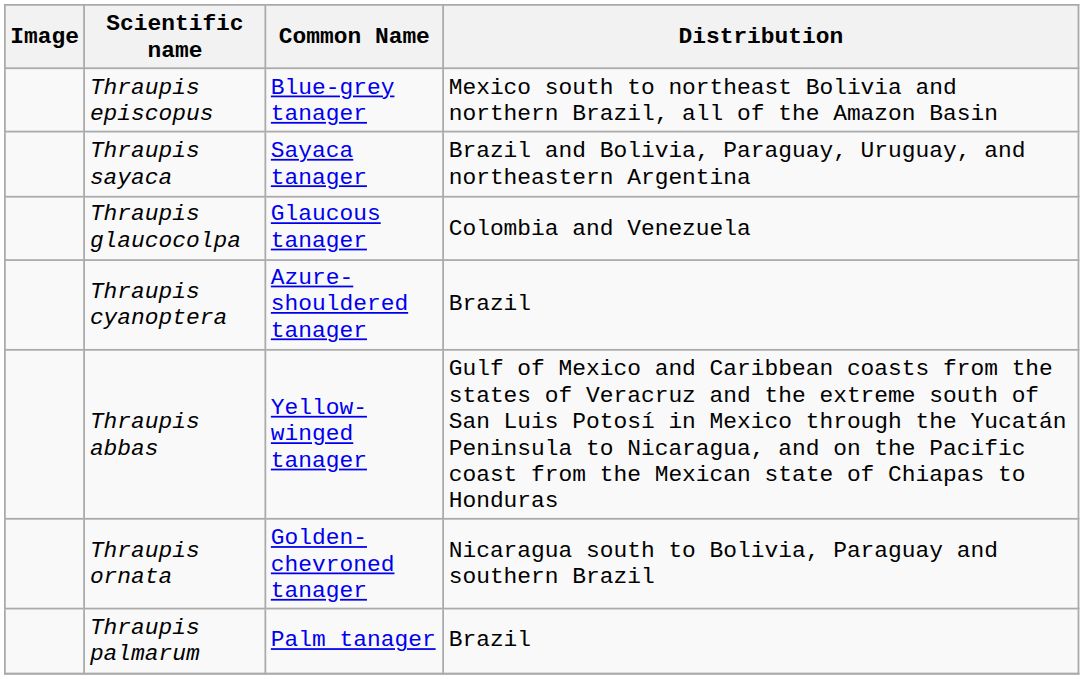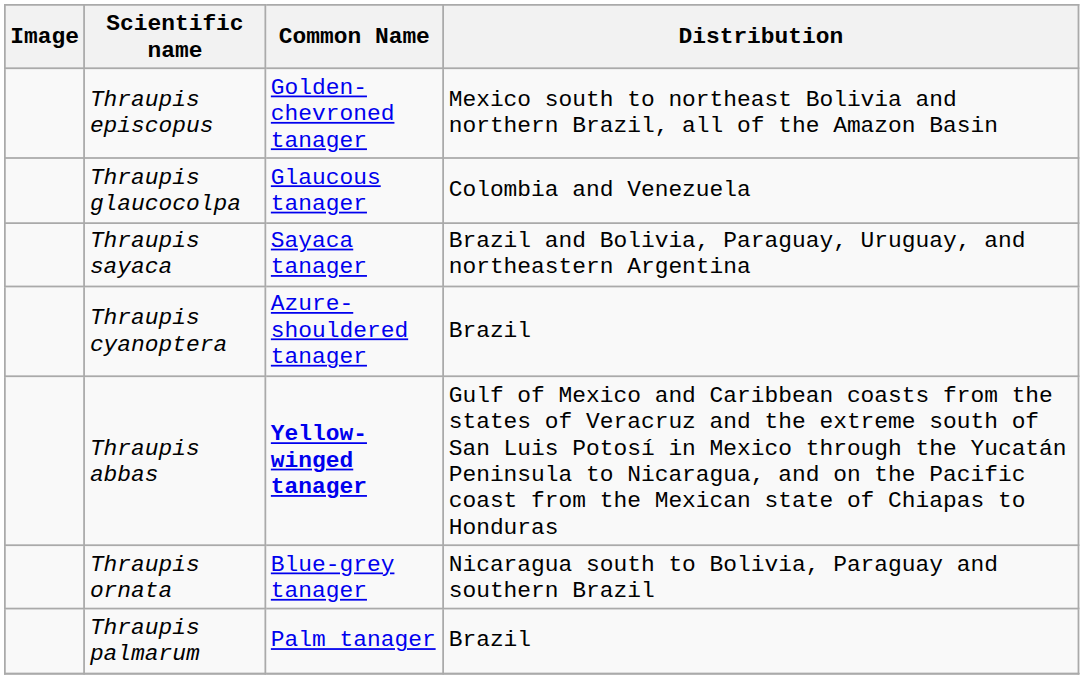(333, 100) Blue-grey tanager -> (333, 114) Golden-chevroned tanager
rows swapped: (145, 164) <-> (165, 228)
(319, 434) normal -> (319, 461) bold
(333, 564) Golden-chevroned tanager -> (333, 577) Blue-grey tanager
